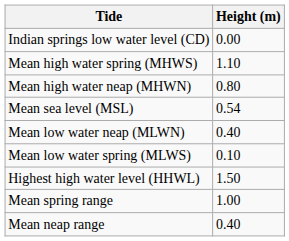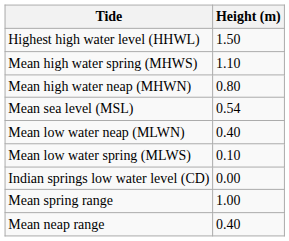rows swapped: (104, 178) <-> (109, 40)
